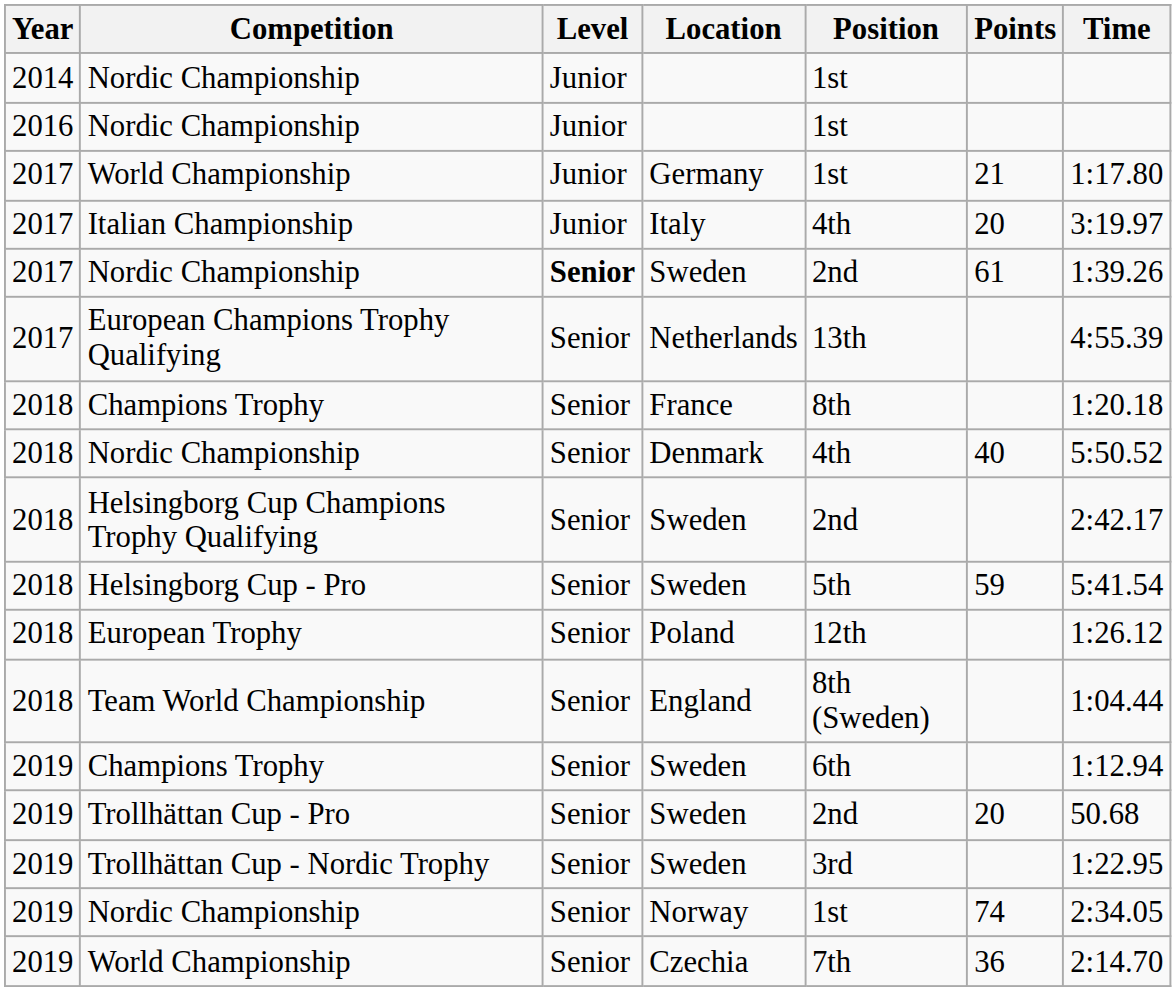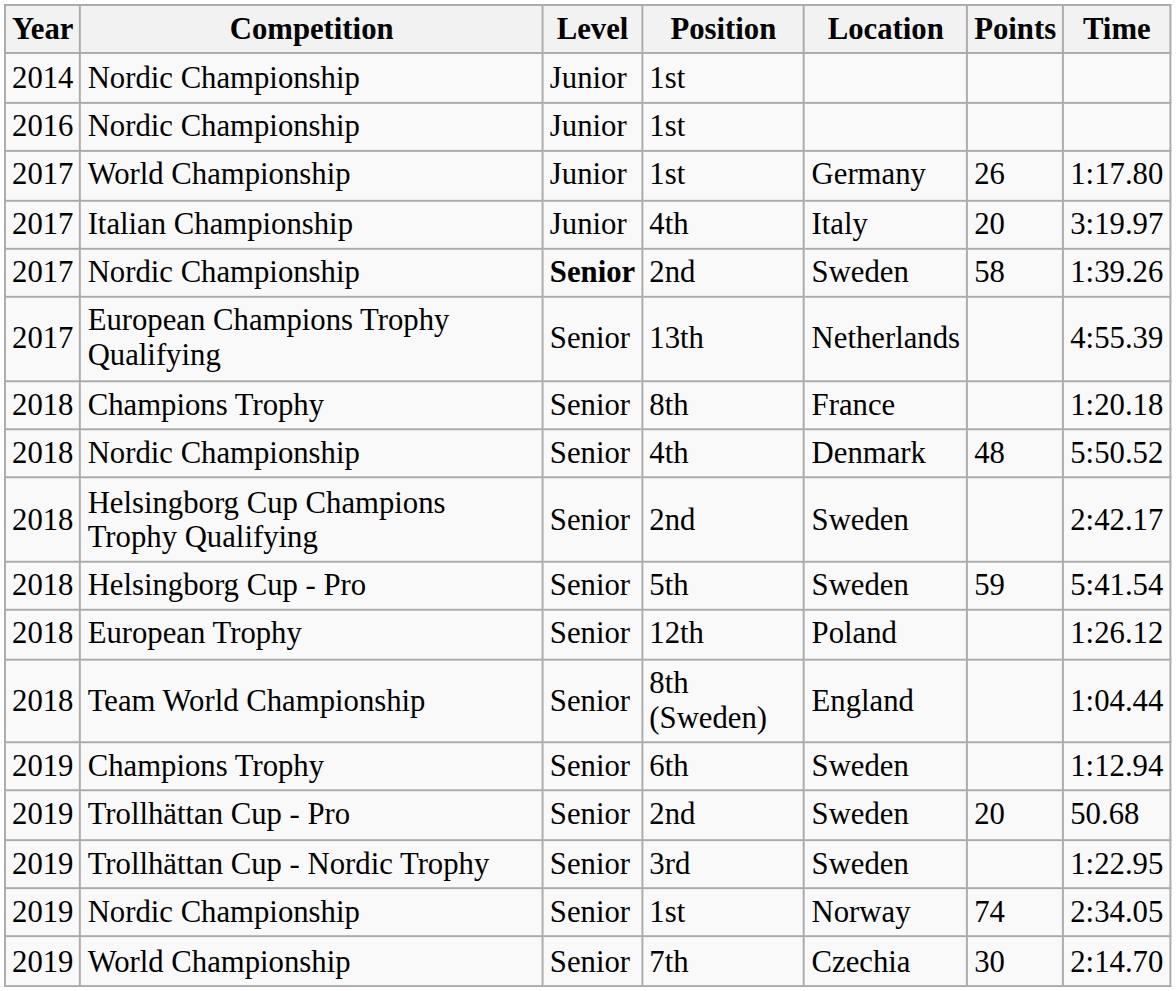columns swapped: (724, 28) <-> (886, 28)
(990, 175) 21 -> (990, 175) 26
(990, 272) 61 -> (990, 272) 58
(990, 453) 40 -> (990, 453) 48
(990, 960) 36 -> (990, 960) 30
